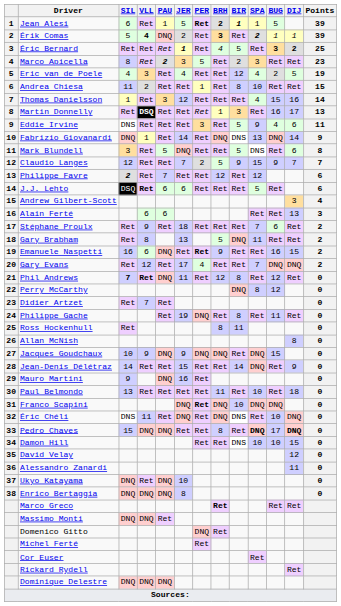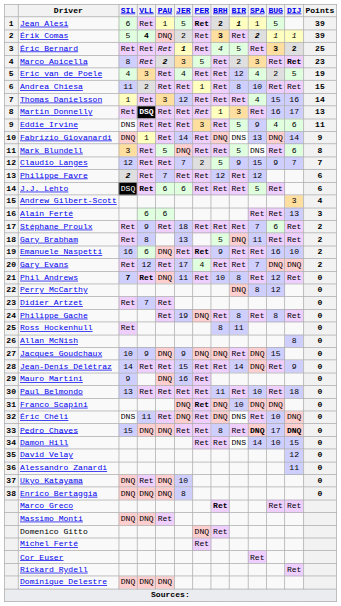(294, 62) normal -> (294, 62) bold
(294, 252) 15 -> (294, 252) 10
(220, 278) 12 -> (220, 278) 10
(276, 316) 11 -> (276, 316) 8
(257, 443) 10 -> (257, 443) 14
